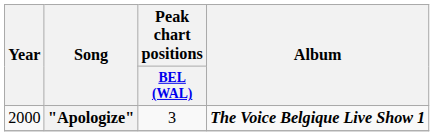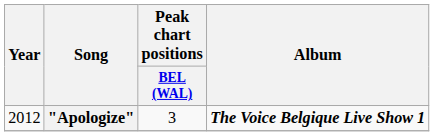(24, 118) 2000 -> (24, 118) 2012
